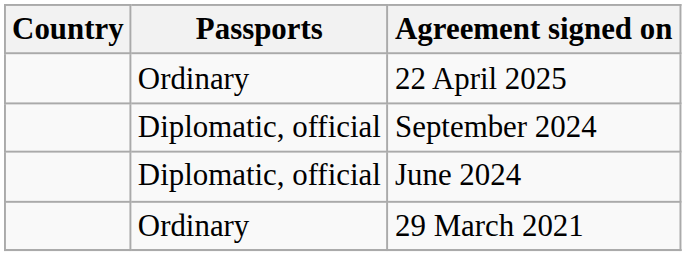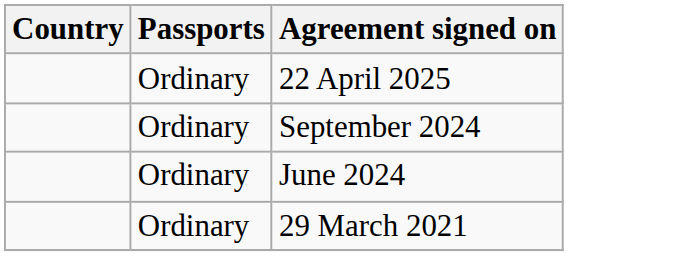(259, 126) Diplomatic, official -> (194, 126) Ordinary
(259, 175) Diplomatic, official -> (194, 175) Ordinary
